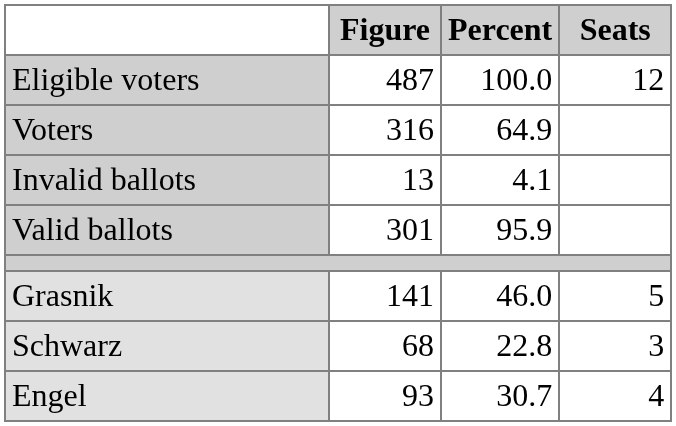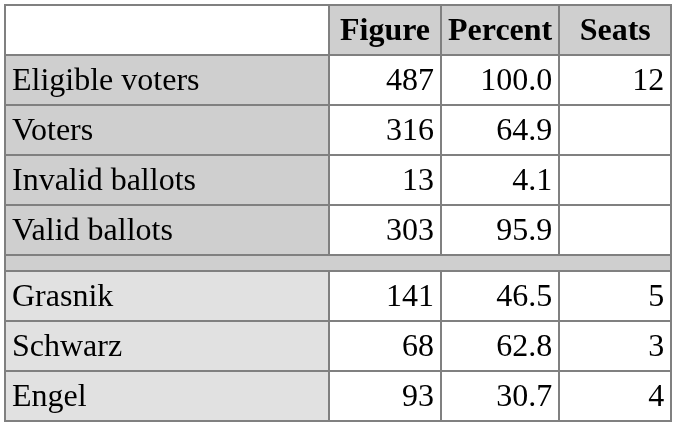(410, 229) 301 -> (410, 229) 303
(524, 295) 46.0 -> (524, 295) 46.5
(524, 345) 22.8 -> (524, 345) 62.8
